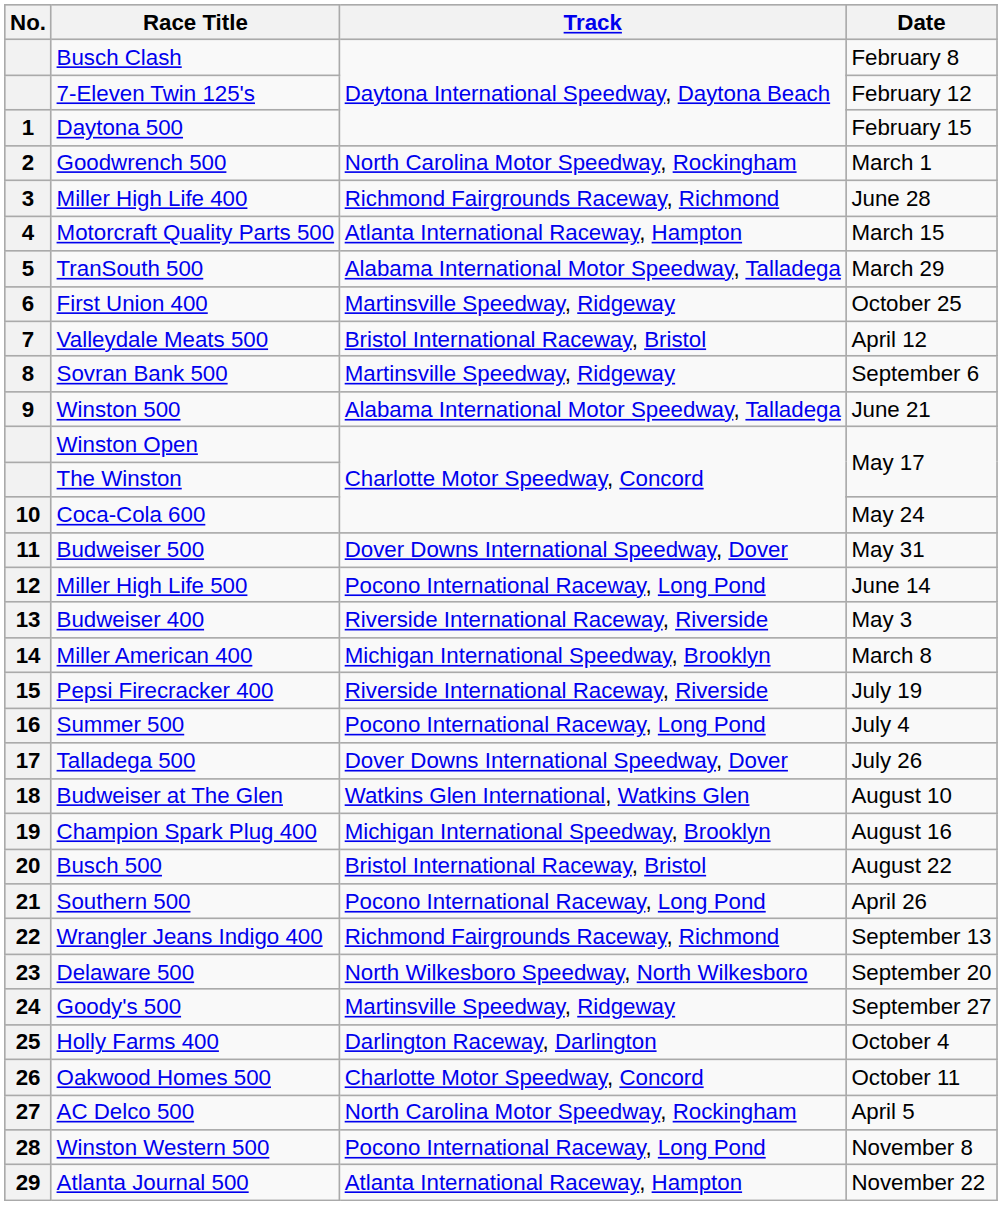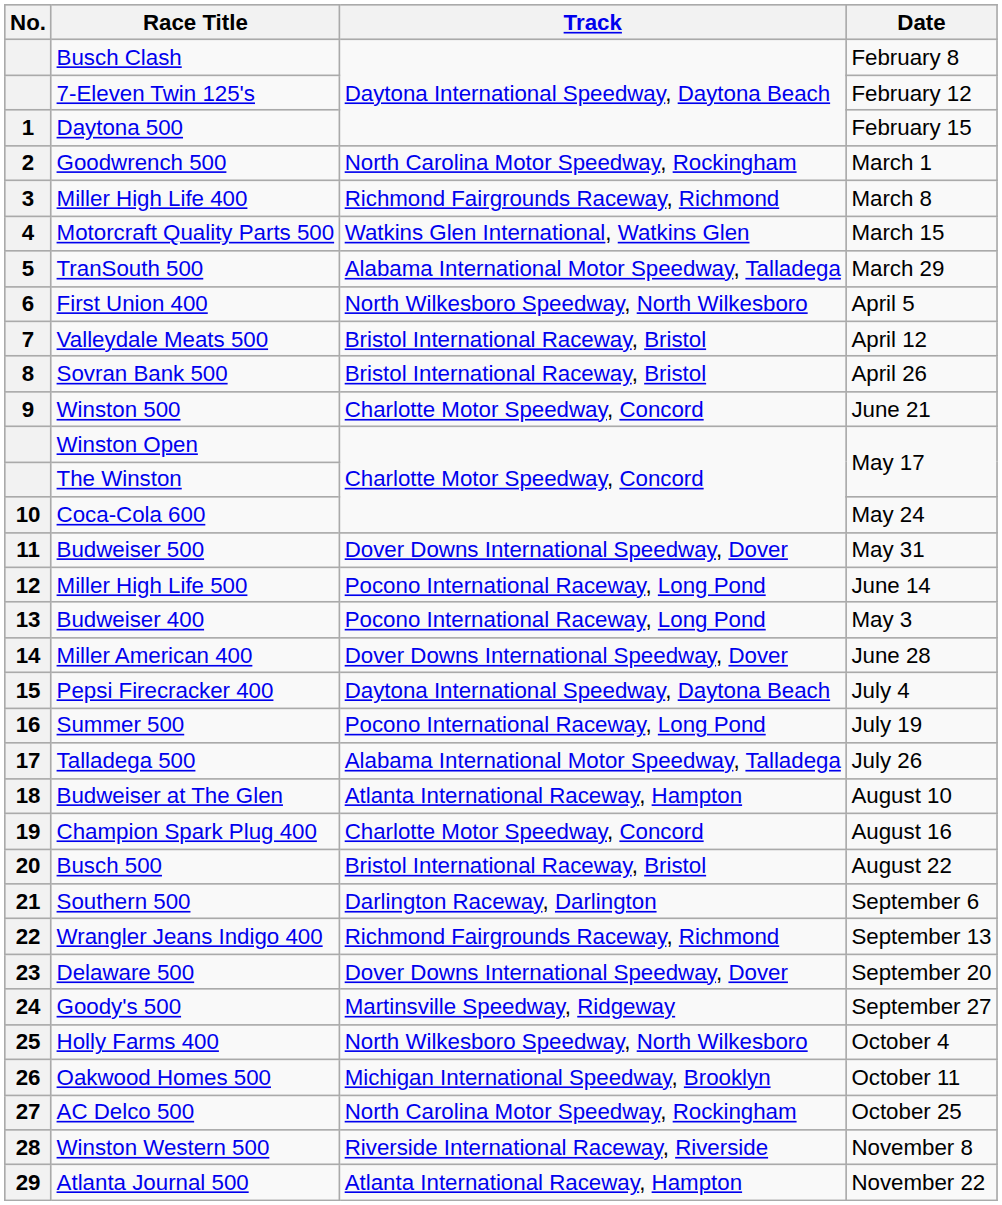(891, 198) June 28 -> (892, 198) March 8
(543, 233) Atlanta International Raceway, Hampton -> (547, 233) Watkins Glen International, Watkins Glen
(510, 303) Martinsville Speedway, Ridgeway -> (576, 303) North Wilkesboro Speedway, North Wilkesboro
(907, 303) October 25 -> (883, 303) April 5
(510, 374) Martinsville Speedway, Ridgeway -> (525, 374) Bristol International Raceway, Bristol
(915, 374) September 6 -> (889, 374) April 26
(593, 409) Alabama International Motor Speedway, Talladega -> (524, 409) Charlotte Motor Speedway, Concord
(556, 620) Riverside International Raceway, Riverside -> (555, 620) Pocono International Raceway, Long Pond
(558, 655) Michigan International Speedway, Brooklyn -> (566, 655) Dover Downs International Speedway, Dover
(892, 655) March 8 -> (891, 655) June 28
(556, 690) Riverside International Raceway, Riverside -> (587, 690) Daytona International Speedway, Daytona Beach
(887, 690) July 19 -> (881, 690) July 4
(881, 725) July 4 -> (887, 725) July 19
(566, 760) Dover Downs International Speedway, Dover -> (593, 760) Alabama International Motor Speedway, Talladega
(547, 795) Watkins Glen International, Watkins Glen -> (543, 795) Atlanta International Raceway, Hampton
(558, 831) Michigan International Speedway, Brooklyn -> (524, 831) Charlotte Motor Speedway, Concord
(555, 901) Pocono International Raceway, Long Pond -> (501, 901) Darlington Raceway, Darlington
(889, 901) April 26 -> (915, 901) September 6
(576, 971) North Wilkesboro Speedway, North Wilkesboro -> (566, 971) Dover Downs International Speedway, Dover
(501, 1042) Darlington Raceway, Darlington -> (576, 1042) North Wilkesboro Speedway, North Wilkesboro
(524, 1077) Charlotte Motor Speedway, Concord -> (558, 1077) Michigan International Speedway, Brooklyn
(883, 1112) April 5 -> (907, 1112) October 25
(555, 1147) Pocono International Raceway, Long Pond -> (556, 1147) Riverside International Raceway, Riverside
